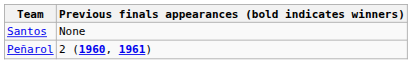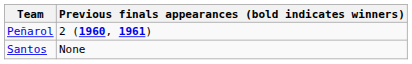rows swapped: (30, 49) <-> (27, 31)
